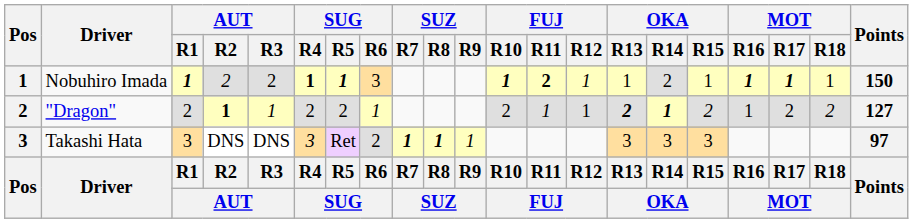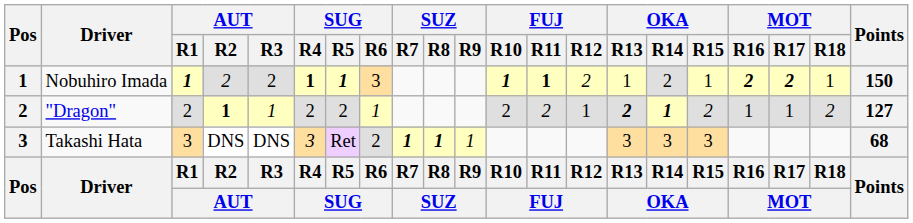(546, 80) 2 -> (546, 80) 1
(586, 80) 1 -> (586, 80) 2
(749, 80) 1 -> (749, 80) 2
(789, 80) 1 -> (789, 80) 2
(546, 110) 1 -> (546, 110) 2
(789, 110) 2 -> (789, 110) 1
(879, 141) 97 -> (879, 141) 68
